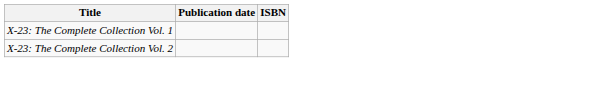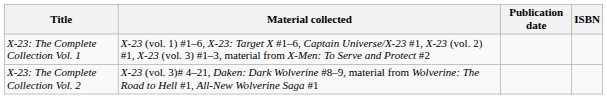+ column: (309, 19)
